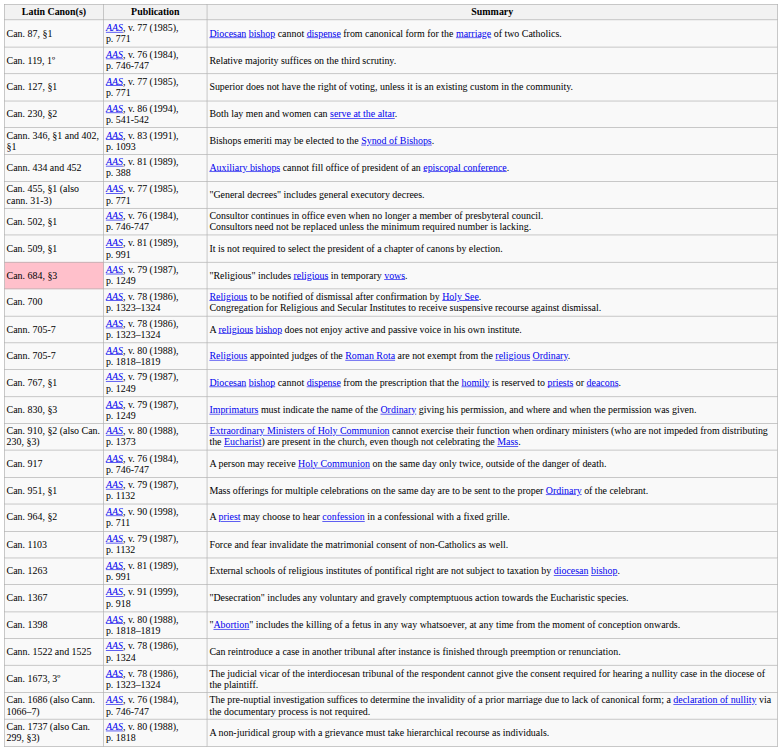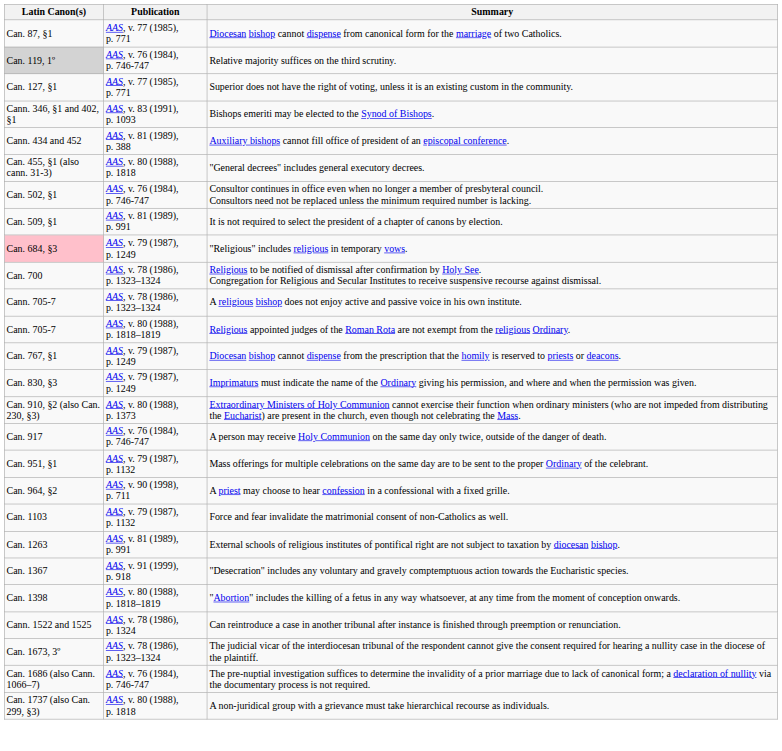(31, 60) no background -> (31, 60) lightgrey background
- row: (303, 114)
(142, 195) AAS, v. 77 (1985), p. 771 -> (142, 168) AAS, v. 80 (1988), p. 1818
